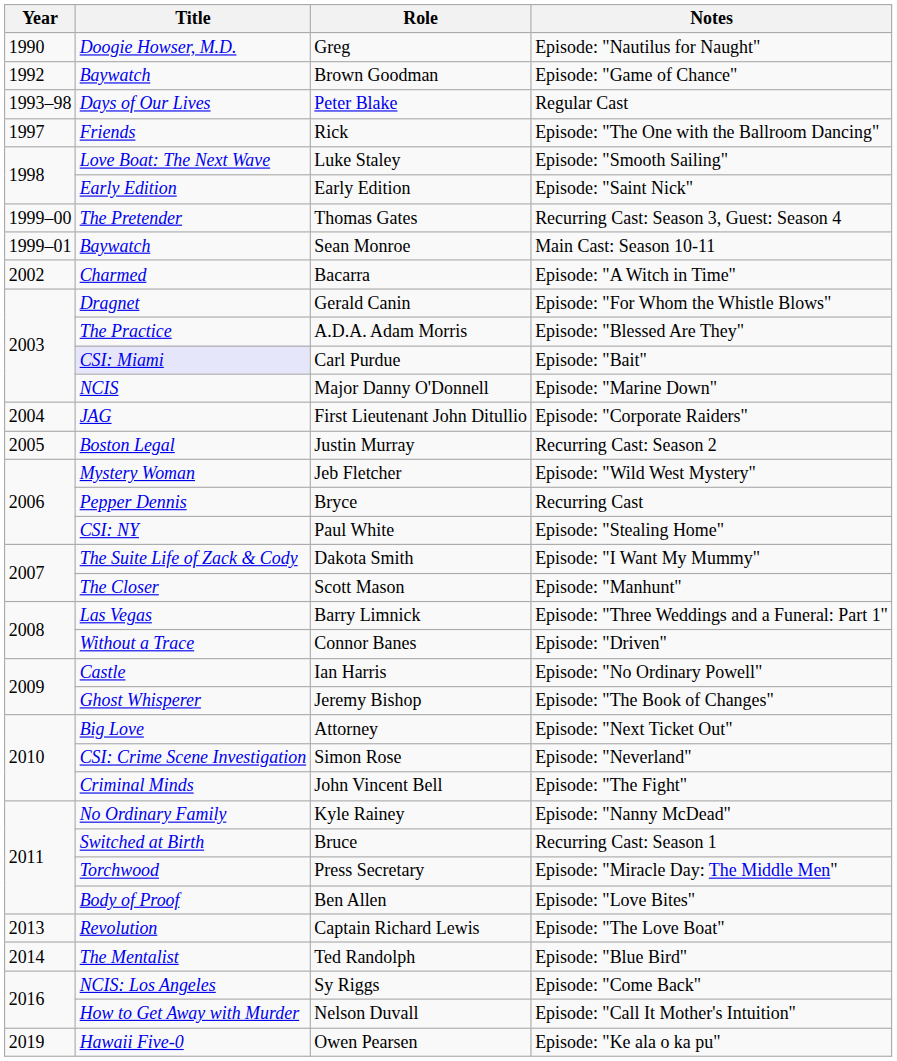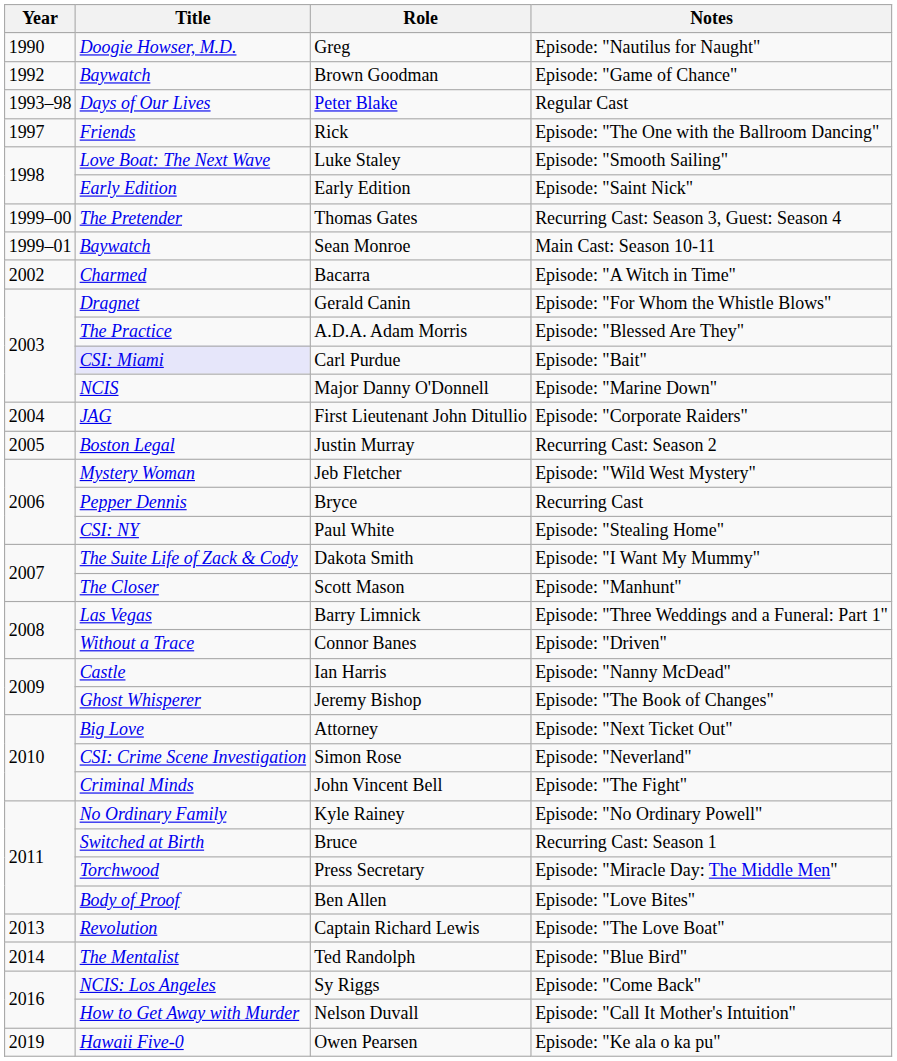(649, 672) Episode: "No Ordinary Powell" -> (633, 672) Episode: "Nanny McDead"
(633, 814) Episode: "Nanny McDead" -> (649, 814) Episode: "No Ordinary Powell"
